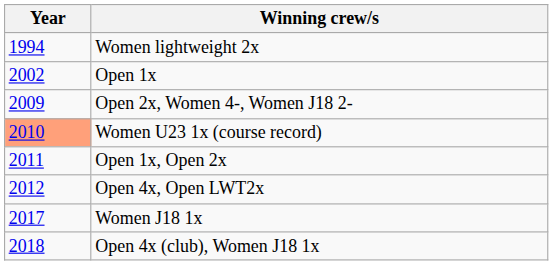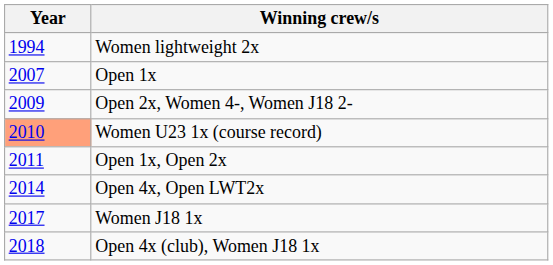(27, 75) 2002 -> (27, 75) 2007
(27, 189) 2012 -> (27, 189) 2014
